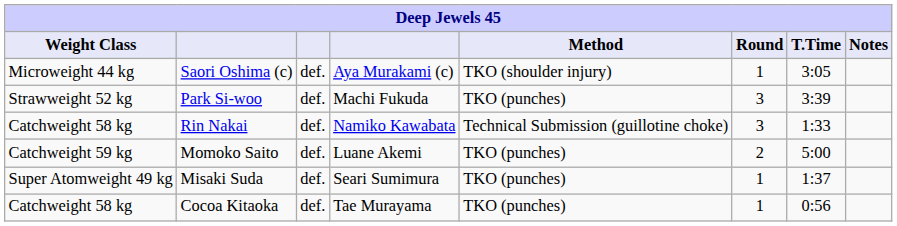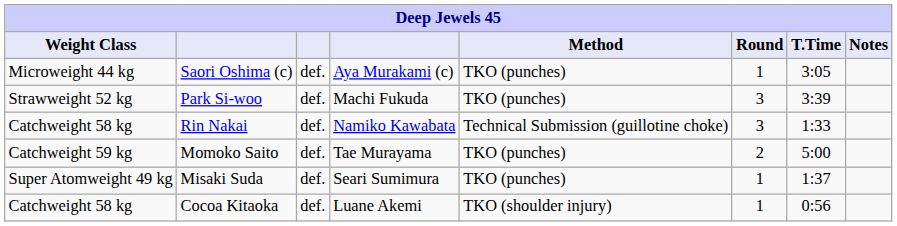(537, 71) TKO (shoulder injury) -> (514, 71) TKO (punches)
(377, 152) Luane Akemi -> (382, 152) Tae Murayama
(382, 206) Tae Murayama -> (377, 206) Luane Akemi
(514, 206) TKO (punches) -> (537, 206) TKO (shoulder injury)
